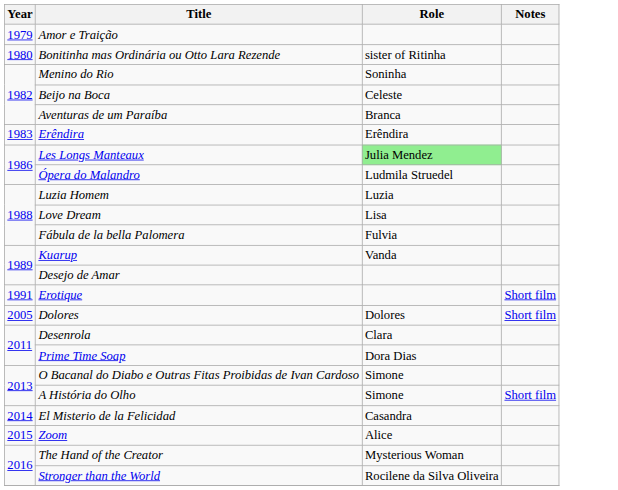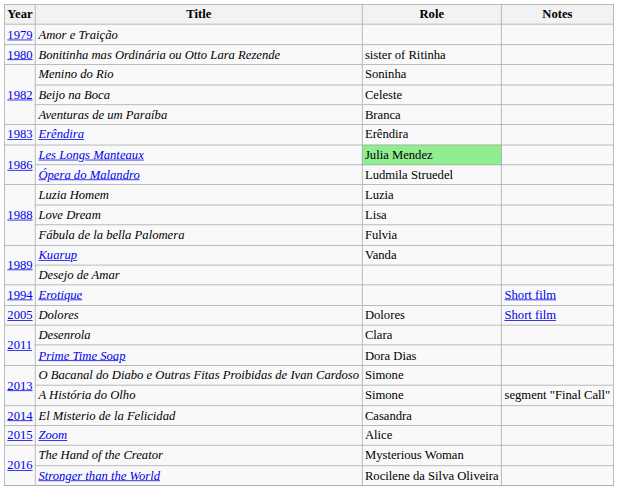(20, 295) 1991 -> (20, 295) 1994
(530, 395) Short film -> (557, 395) segment "Final Call"
